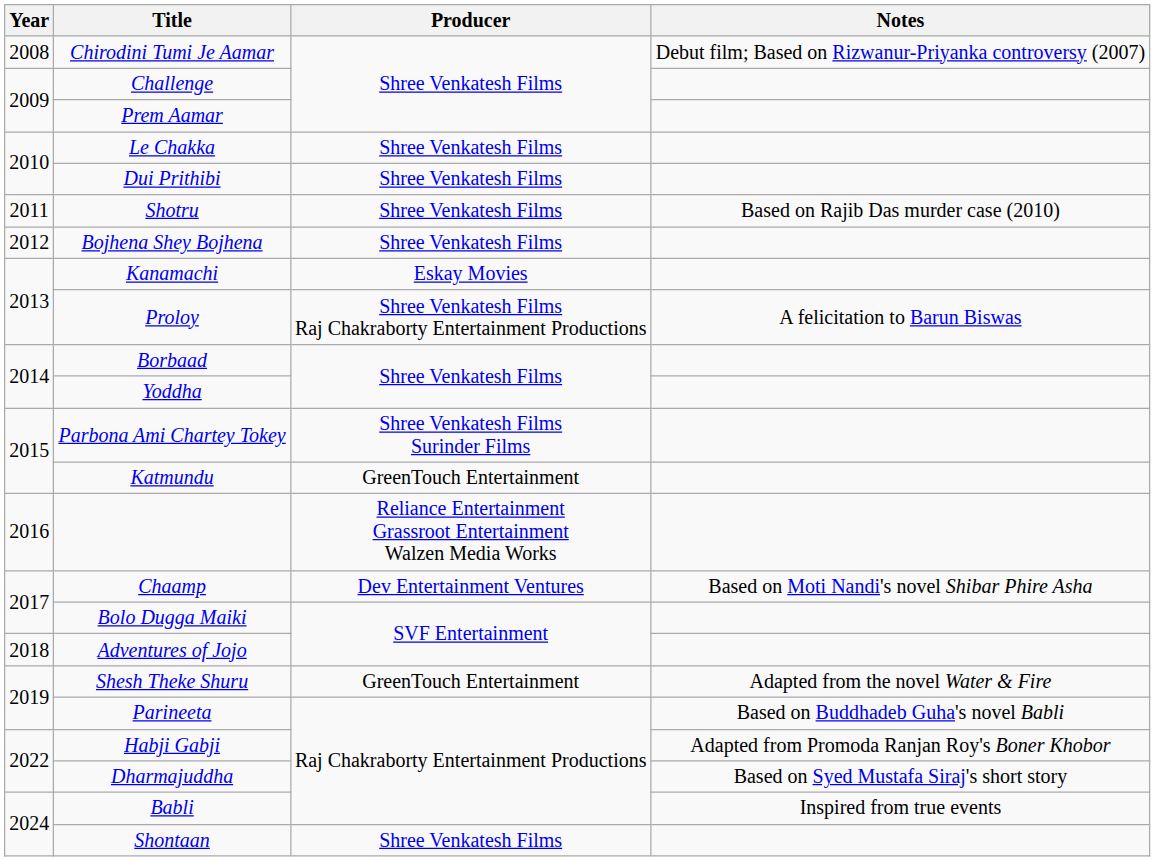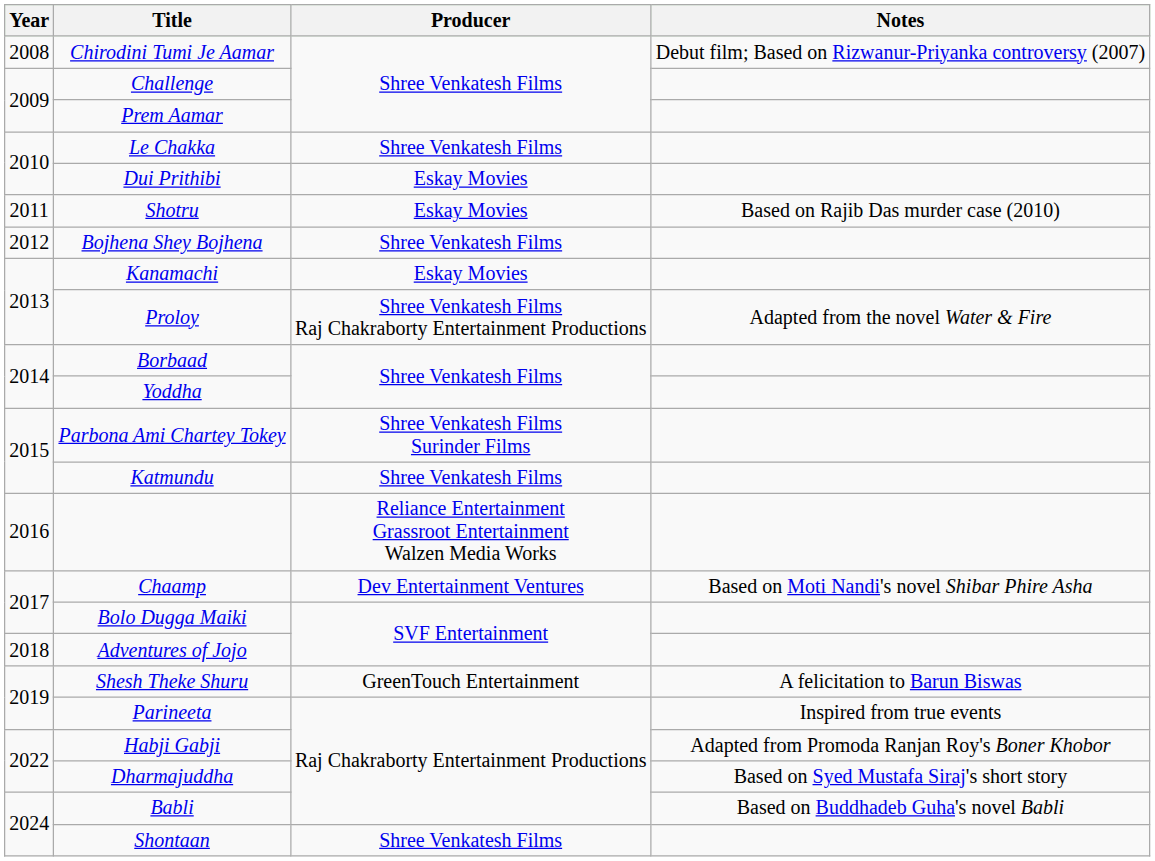(471, 178) Shree Venkatesh Films -> (471, 178) Eskay Movies
(471, 210) Shree Venkatesh Films -> (471, 210) Eskay Movies
(900, 317) A felicitation to Barun Biswas -> (900, 317) Adapted from the novel Water & Fire
(471, 477) GreenTouch Entertainment -> (471, 477) Shree Venkatesh Films
(900, 681) Adapted from the novel Water & Fire -> (900, 681) A felicitation to Barun Biswas
(900, 713) Based on Buddhadeb Guha's novel Babli -> (900, 713) Inspired from true events
(900, 808) Inspired from true events -> (900, 808) Based on Buddhadeb Guha's novel Babli
